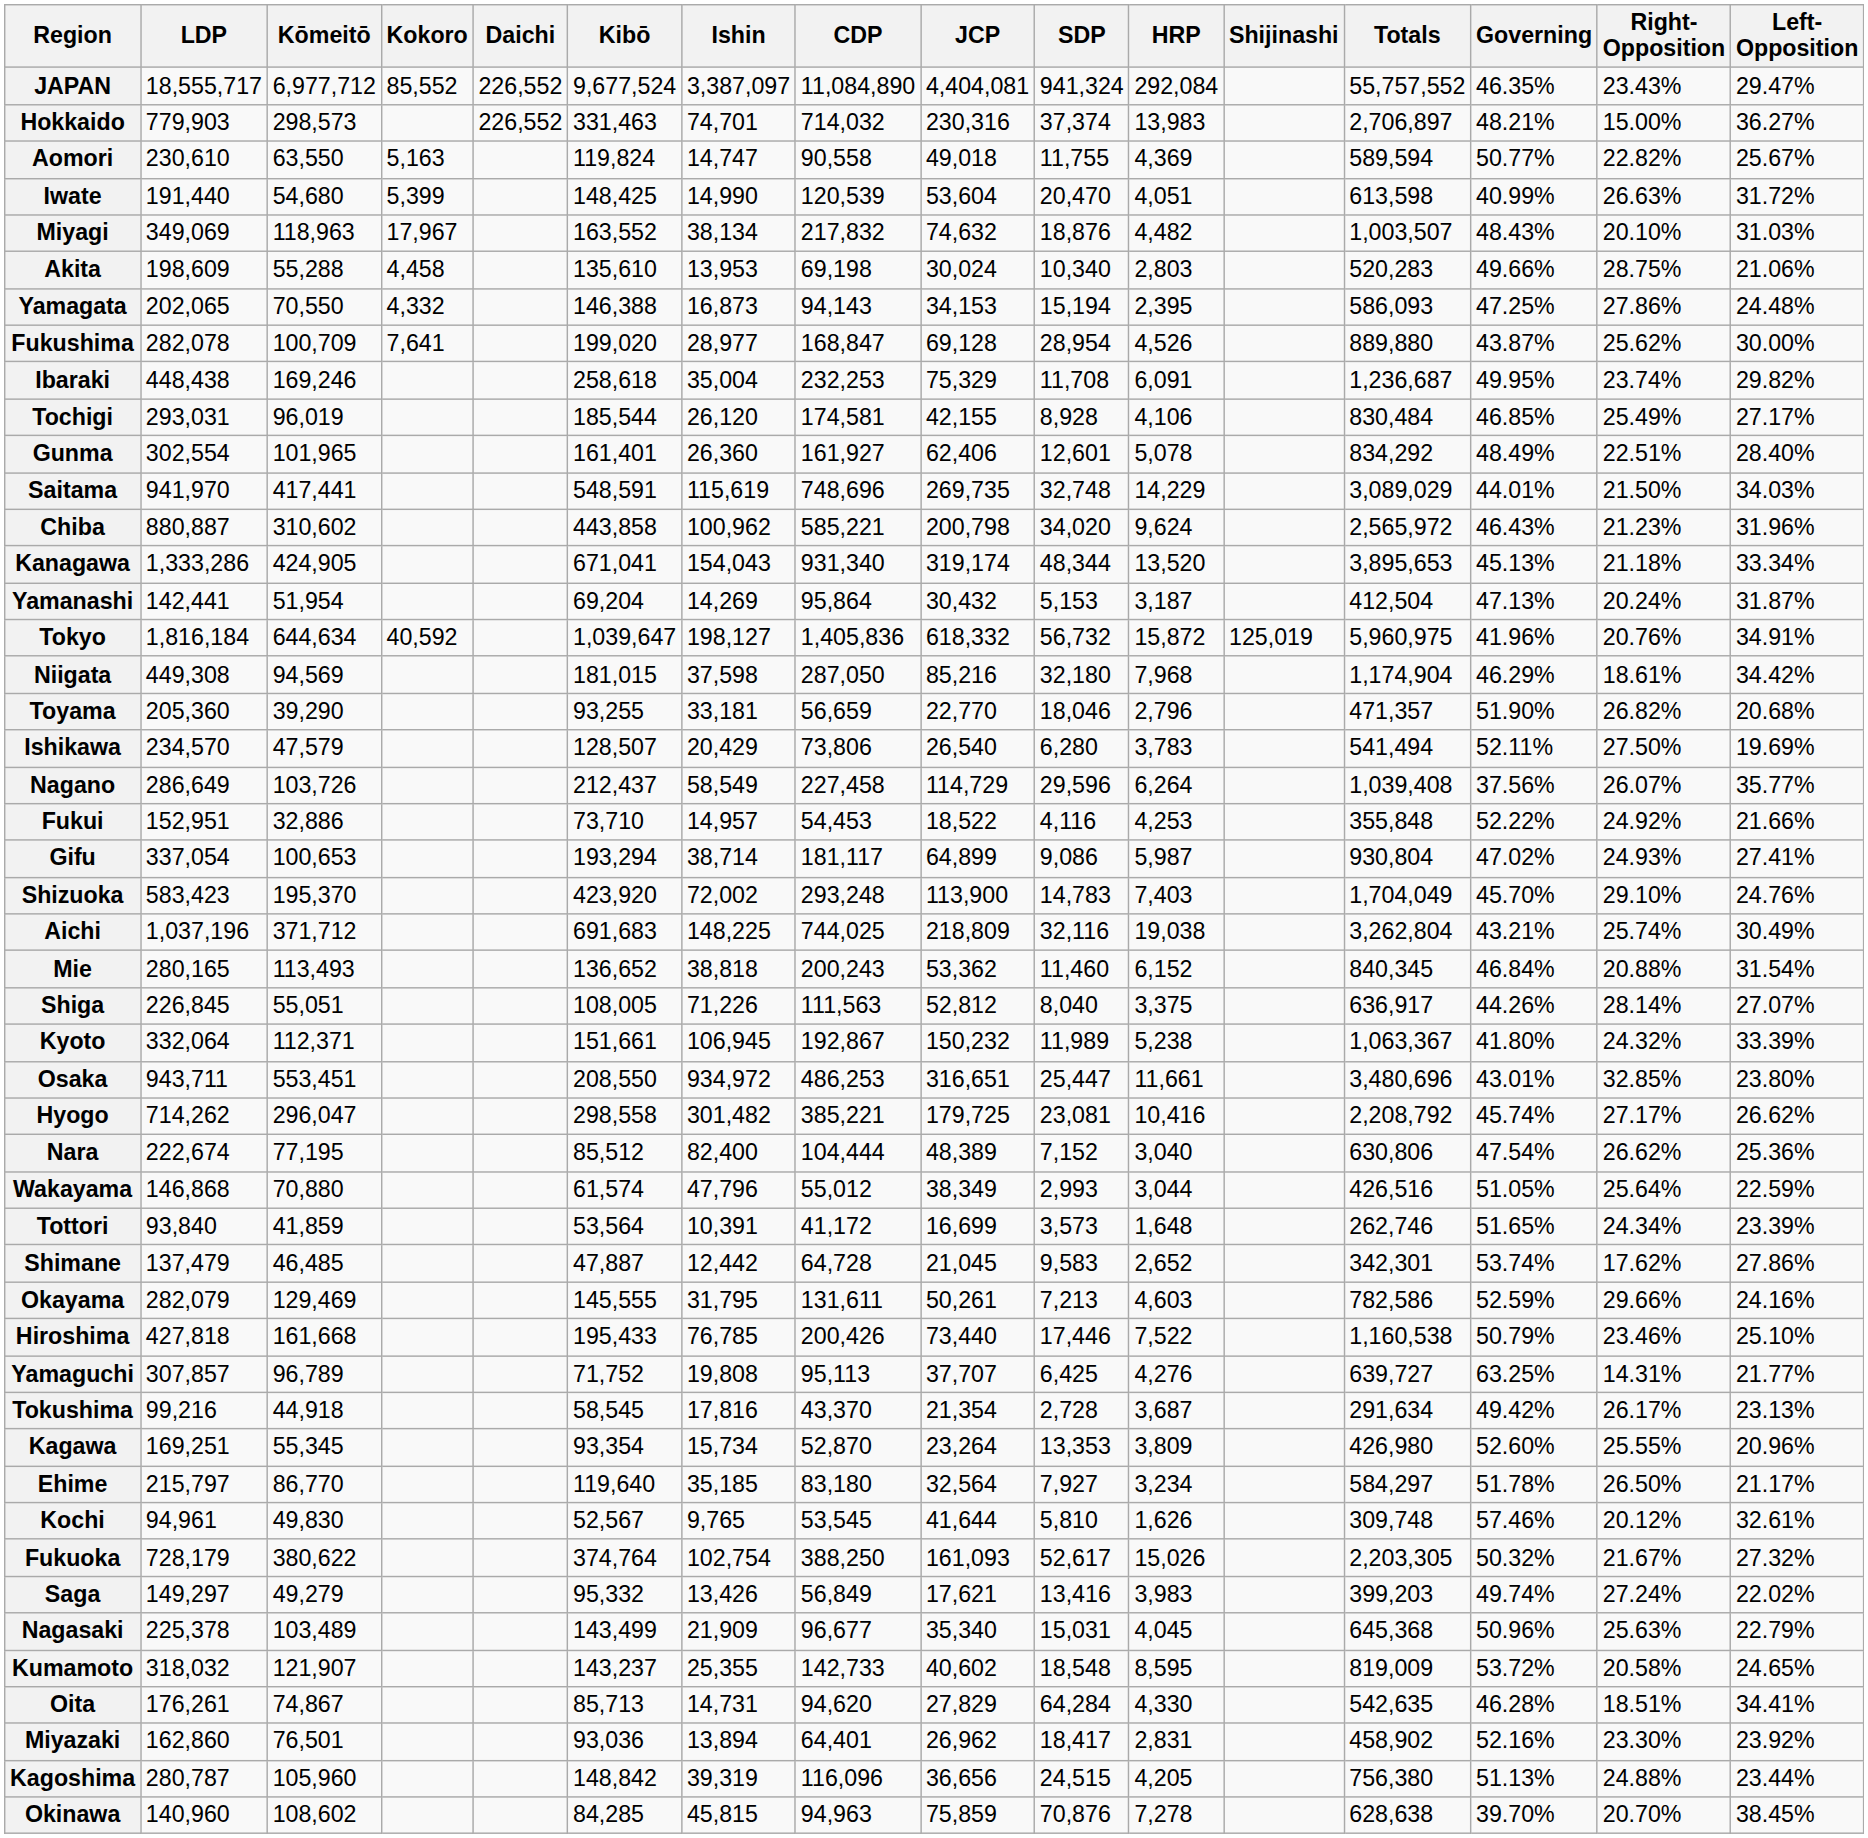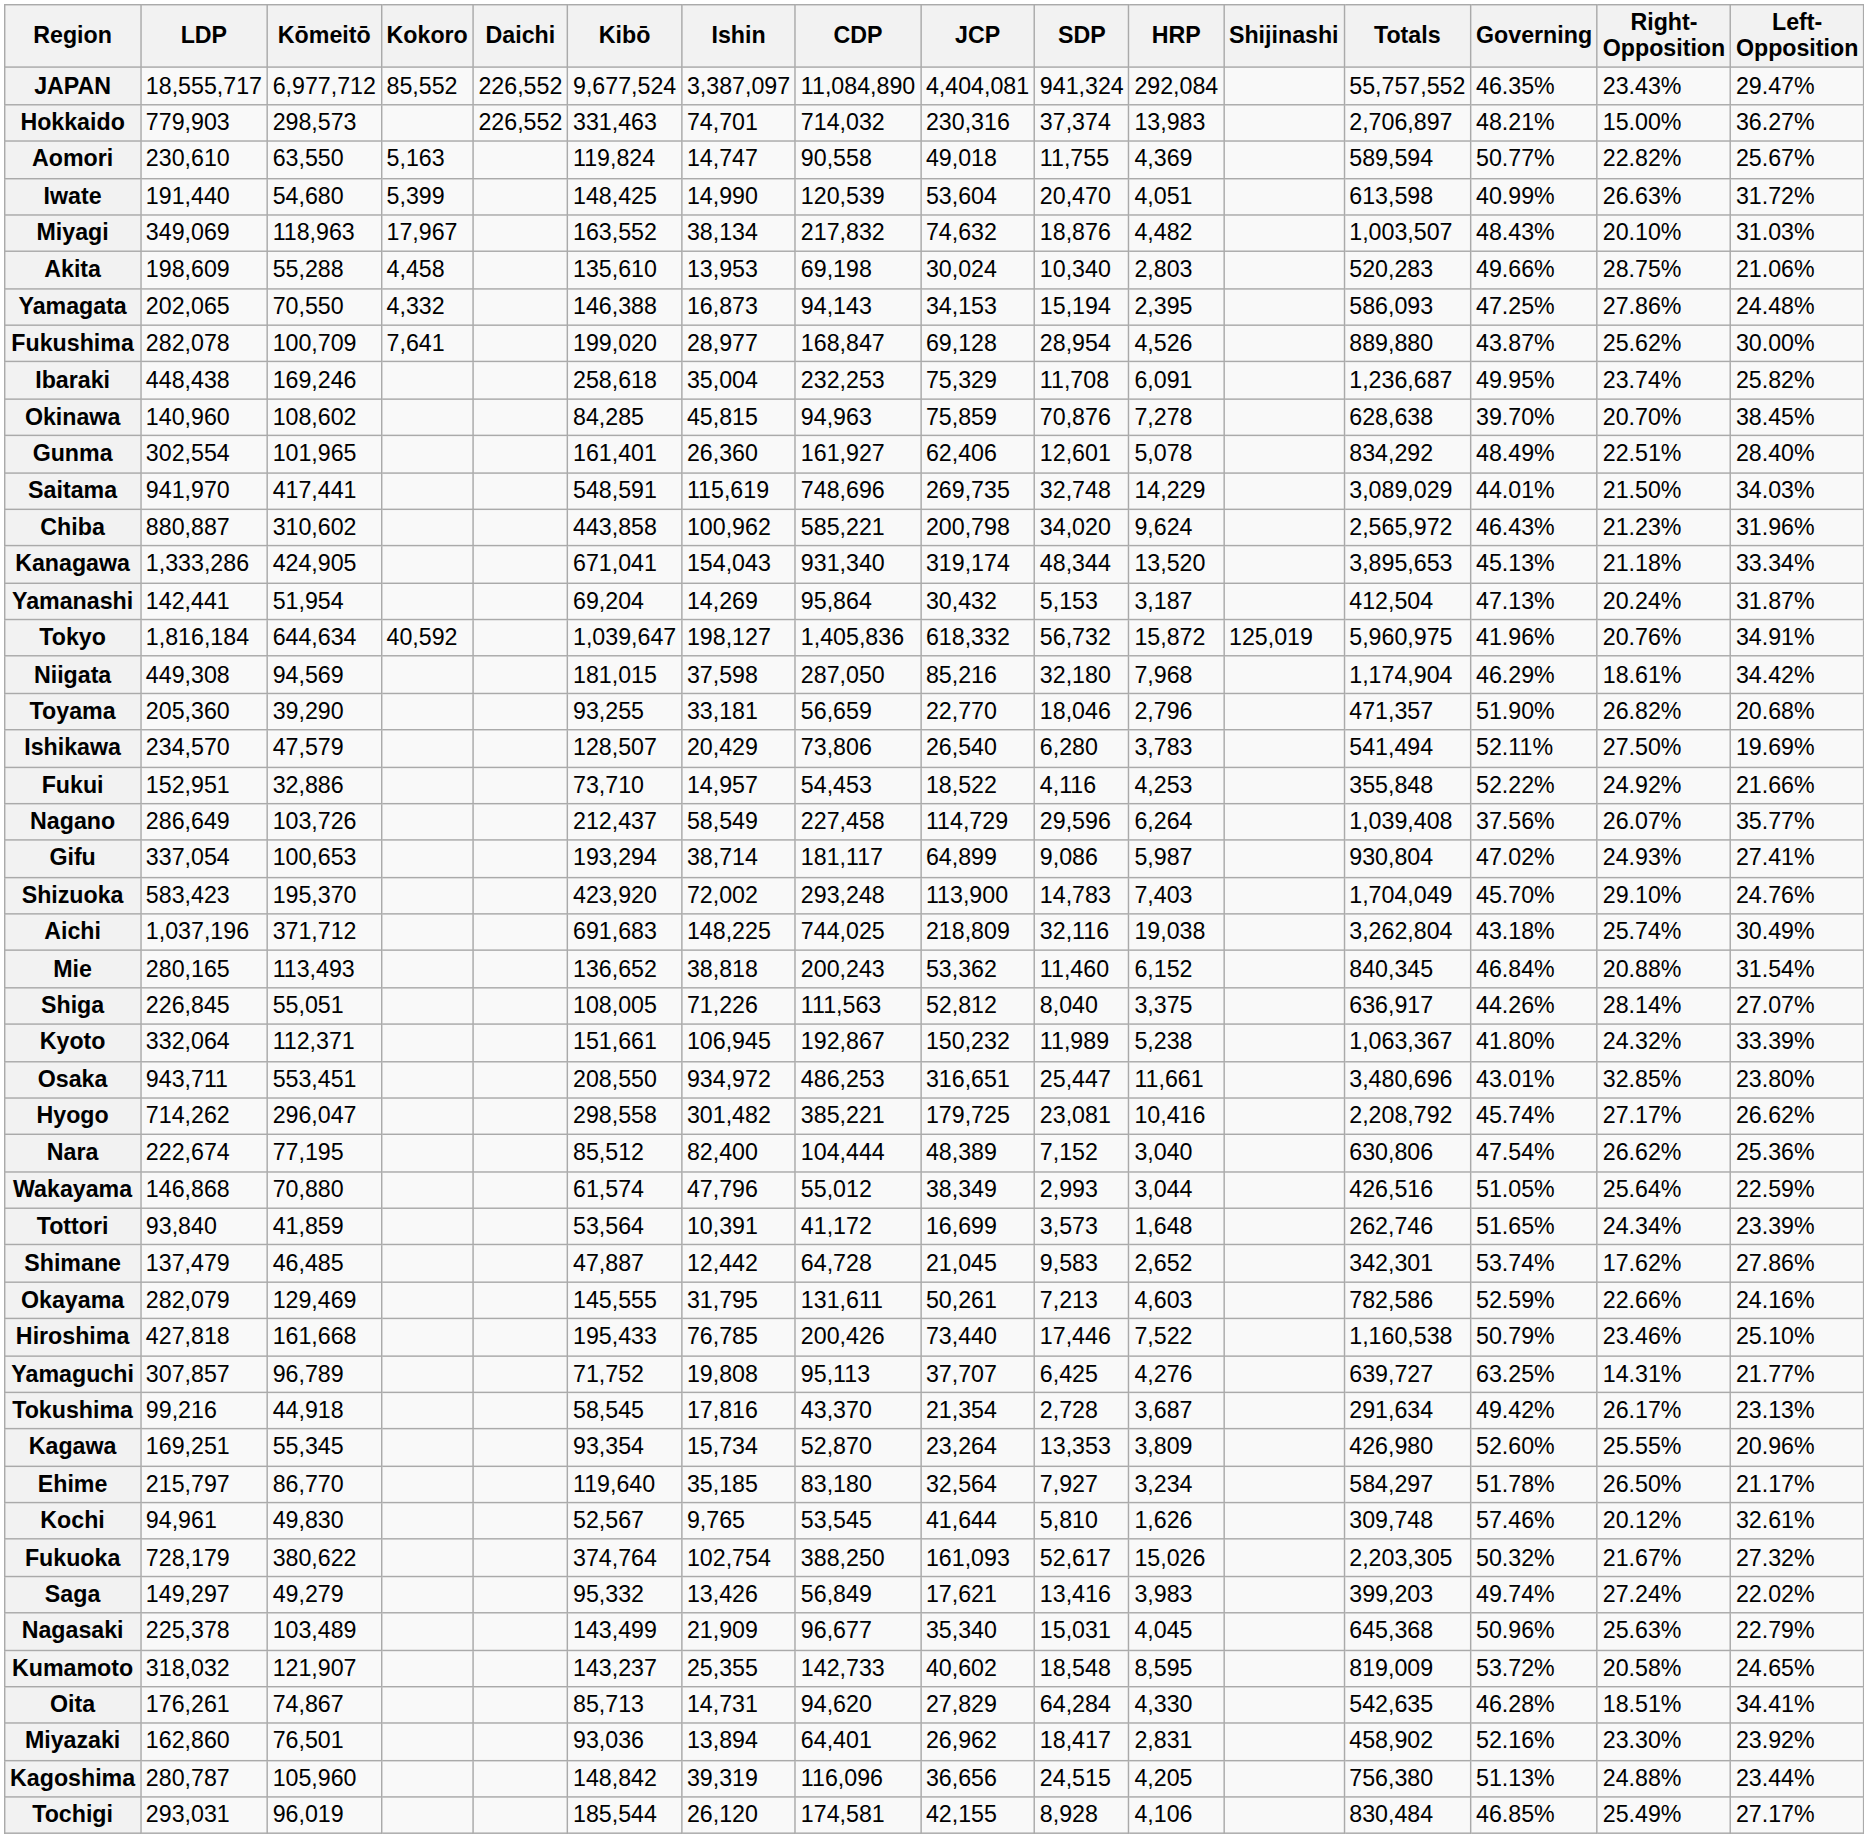(1775, 380) 29.82% -> (1775, 380) 25.82%
rows swapped: (73, 416) <-> (73, 1815)
rows swapped: (73, 821) <-> (73, 784)
(1515, 932) 43.21% -> (1515, 932) 43.18%
(1642, 1299) 29.66% -> (1642, 1299) 22.66%
